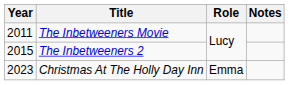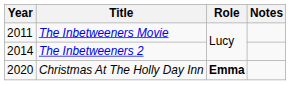(20, 51) 2015 -> (20, 51) 2014
(20, 70) 2023 -> (20, 70) 2020
(226, 70) normal -> (227, 70) bold
